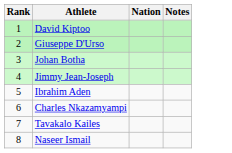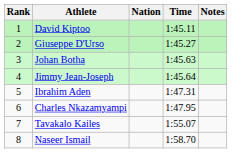+ column: (181, 12)
